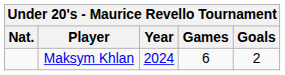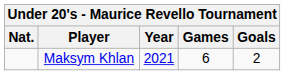(159, 59) 2024 -> (159, 59) 2021
